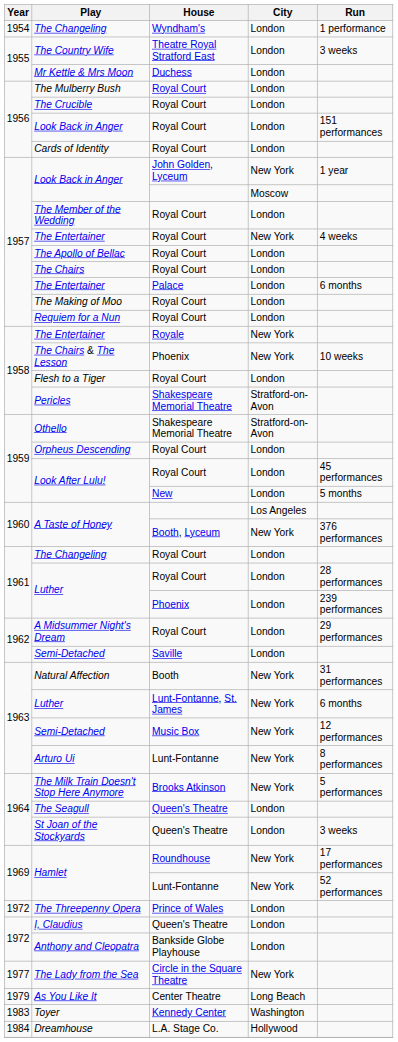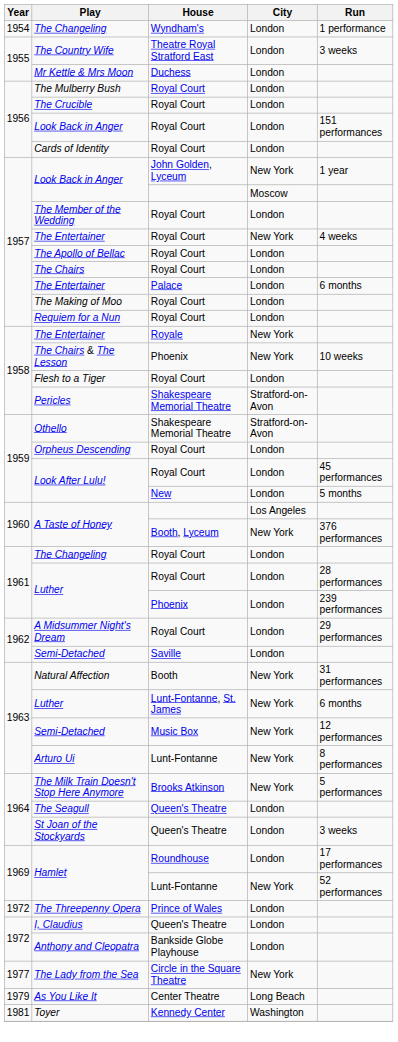(272, 859) New York -> (267, 859) London
(18, 1013) 1983 -> (18, 1013) 1981
- row: (63, 1029)
